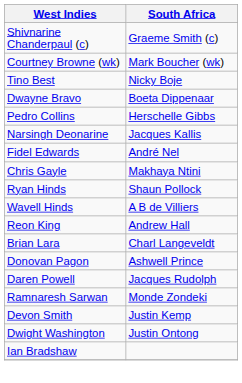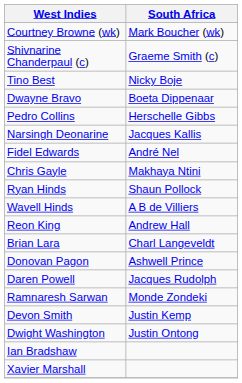rows swapped: (48, 38) <-> (63, 62)
+ row: (46, 369)
